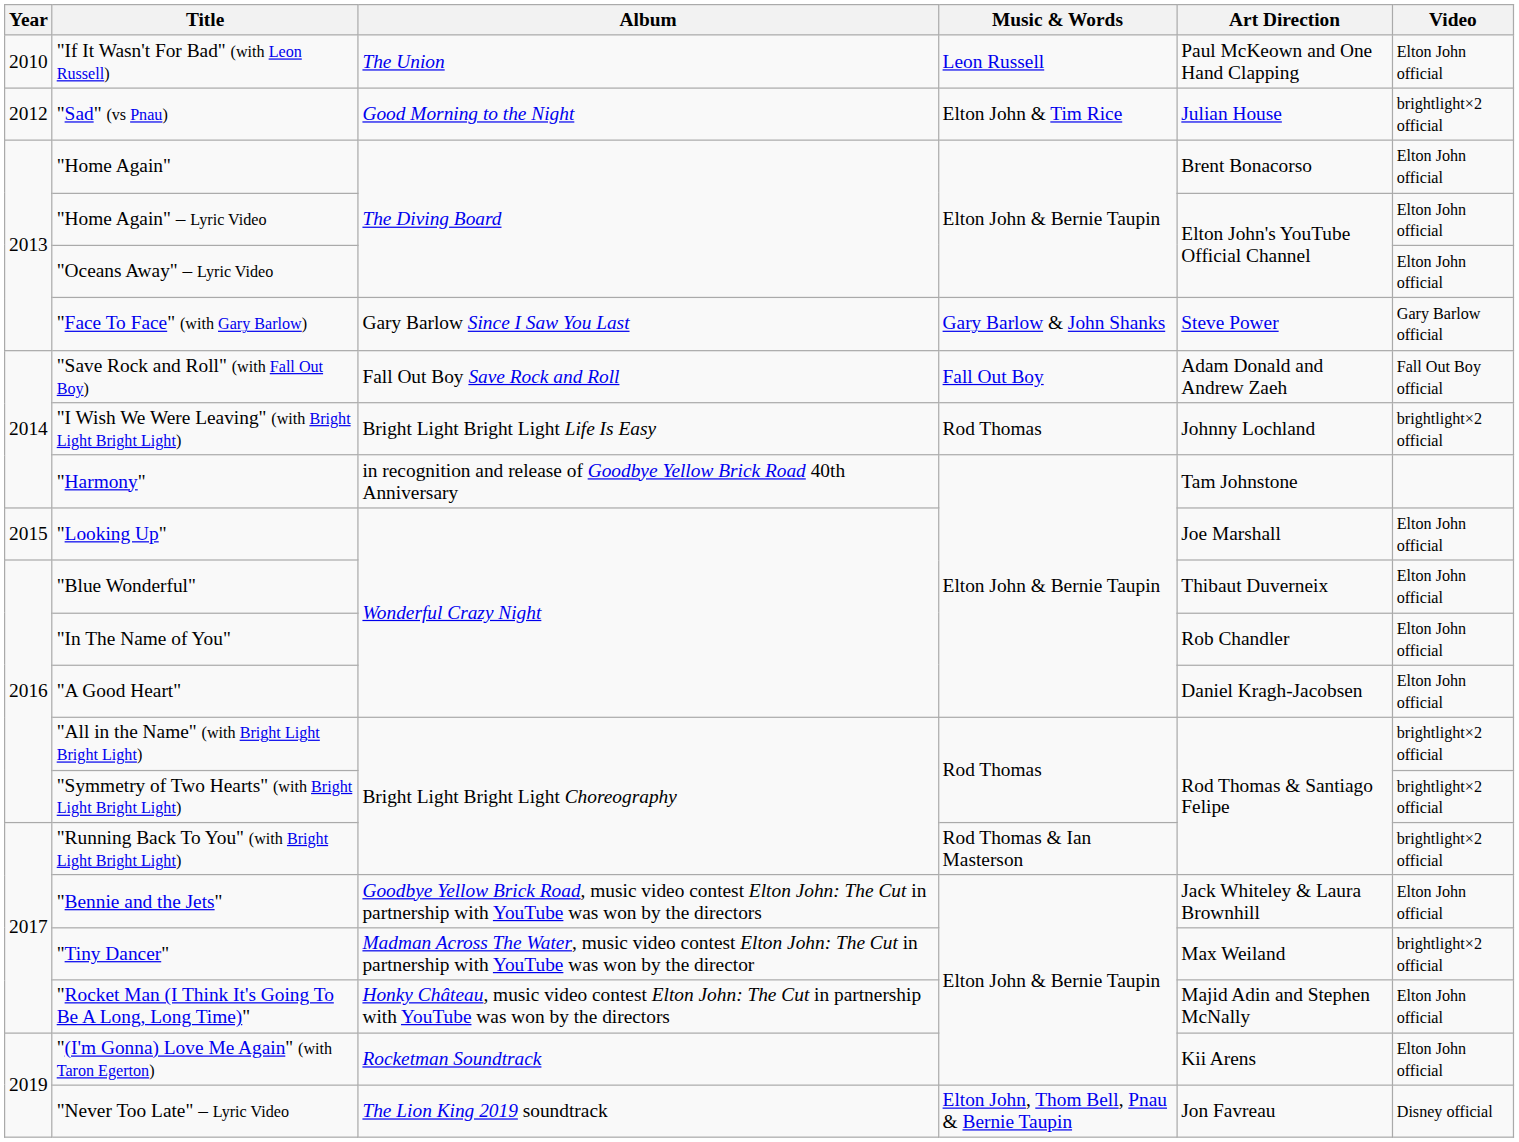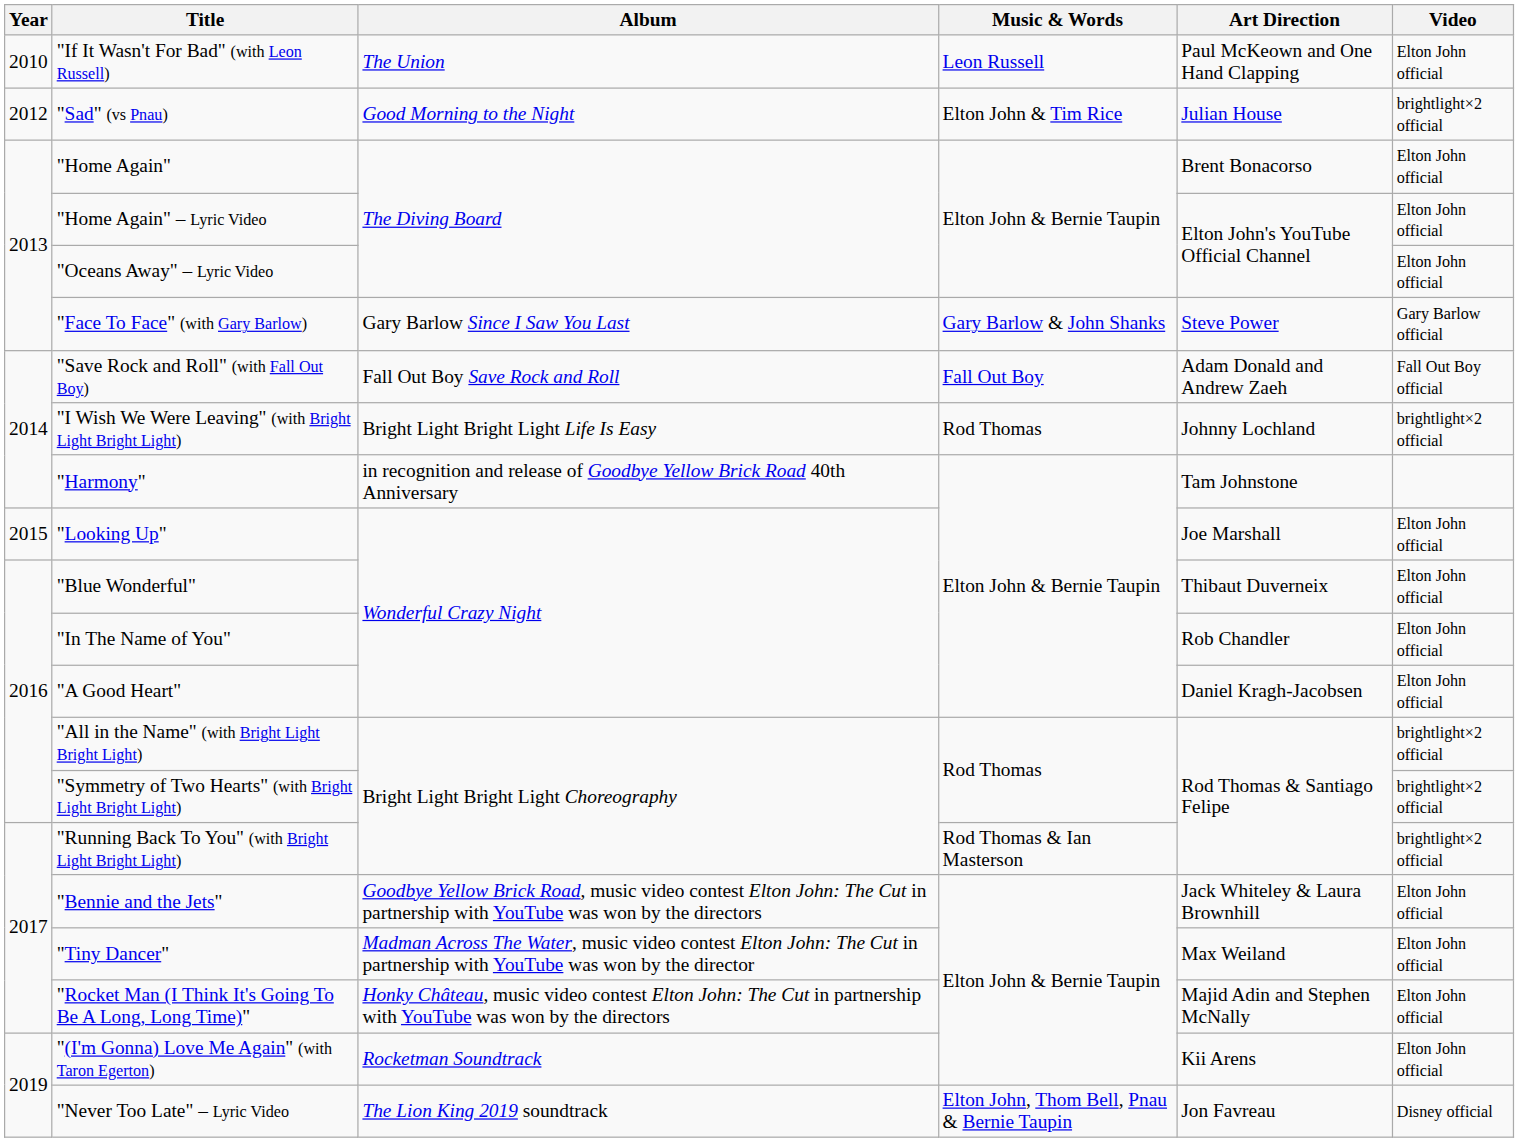(1439, 954) brightlight×2 official -> (1431, 954) Elton John official
